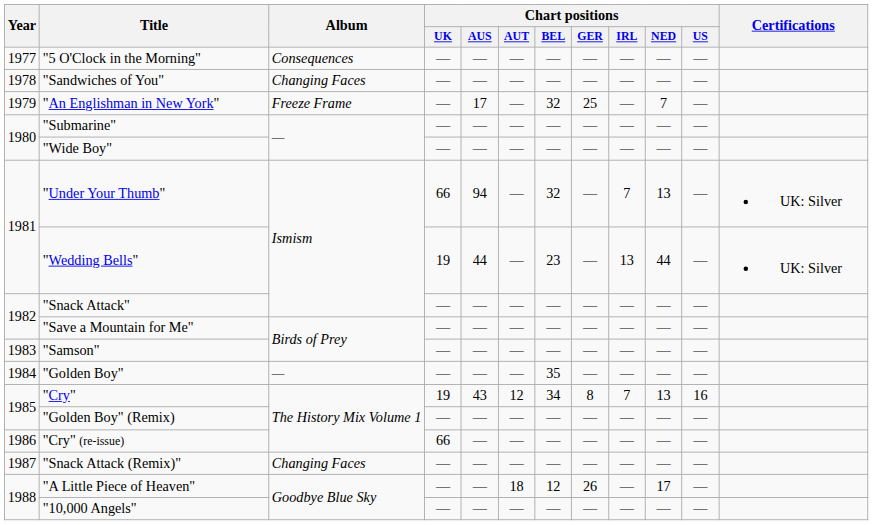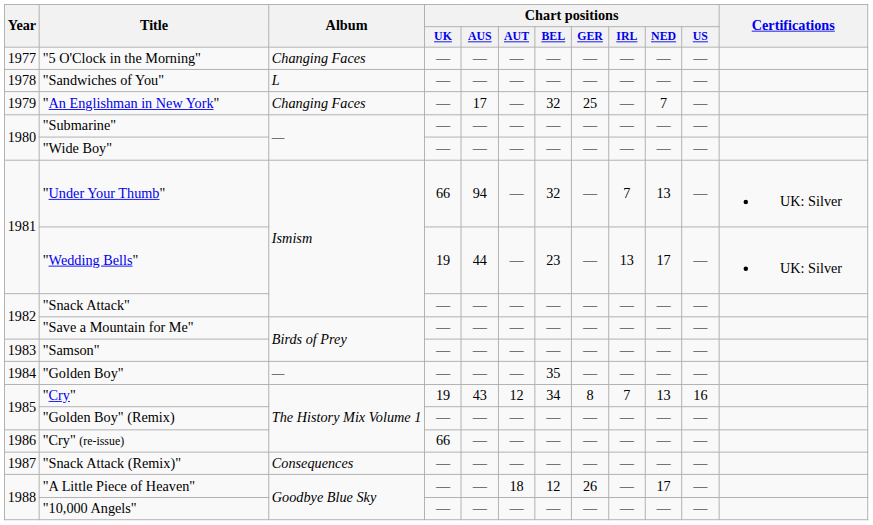(313, 58) Consequences -> (319, 58) Changing Faces
(319, 80) Changing Faces -> (276, 80) L
(312, 103) Freeze Frame -> (319, 103) Changing Faces
(664, 260) 44 -> (664, 260) 17
(319, 463) Changing Faces -> (313, 463) Consequences
